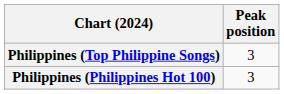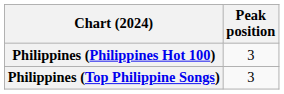rows swapped: (114, 77) <-> (114, 54)
